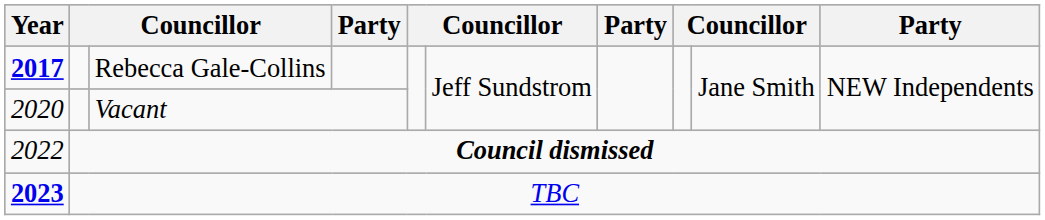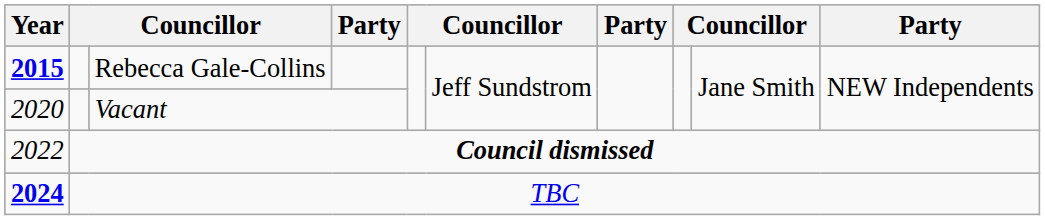(37, 67) 2017 -> (37, 67) 2015
(37, 192) 2023 -> (37, 192) 2024
